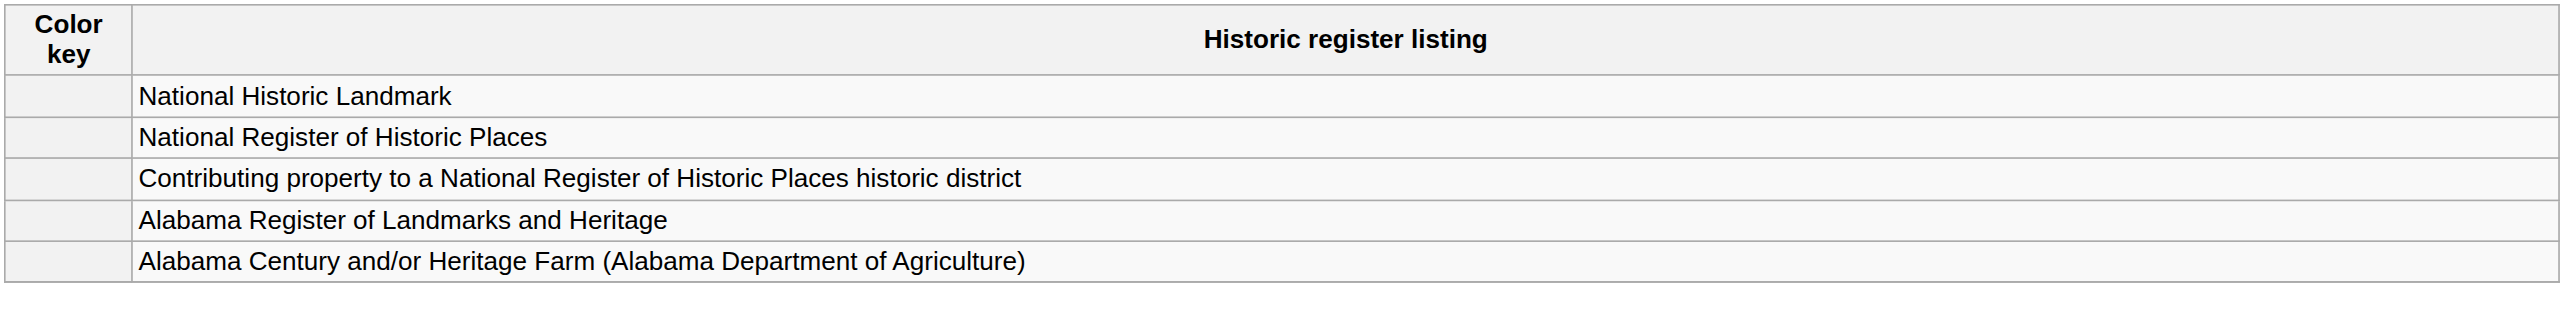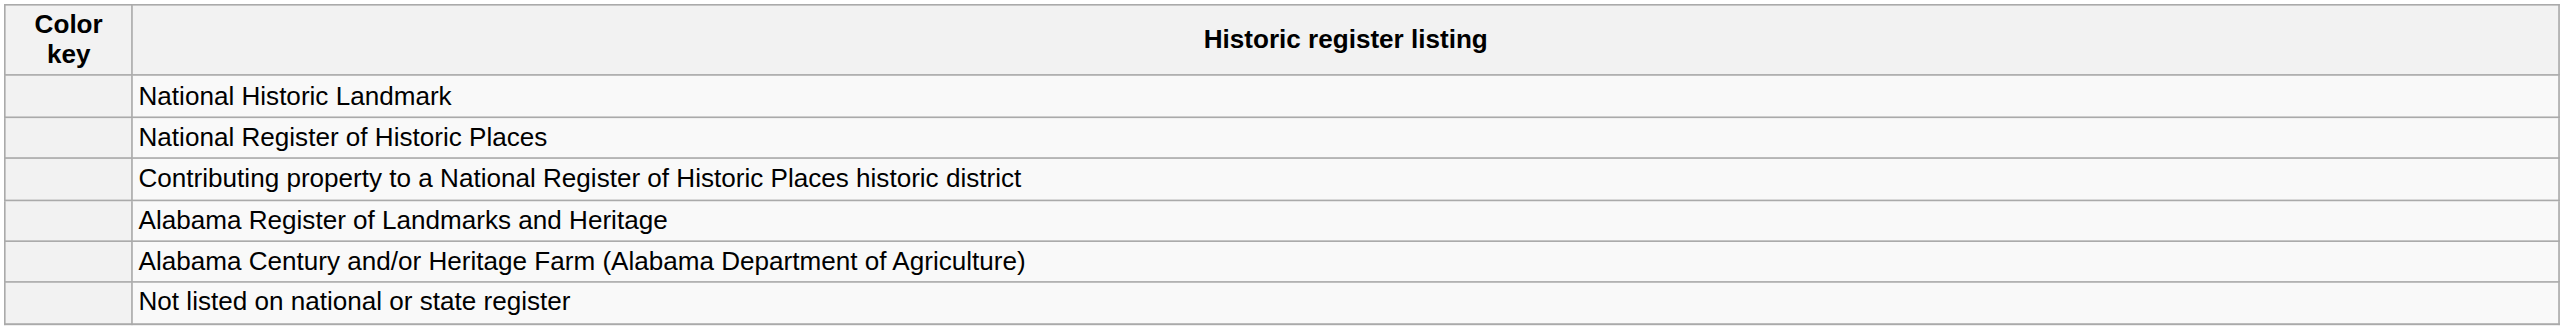+ row: (355, 302)
